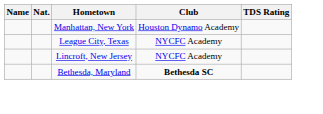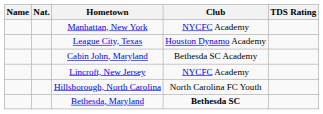(189, 27) Houston Dynamo Academy -> (216, 27) NYCFC Academy
(189, 42) NYCFC Academy -> (216, 42) Houston Dynamo Academy
+ row: (107, 57)
+ row: (107, 87)
